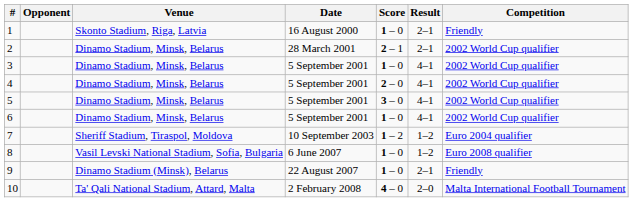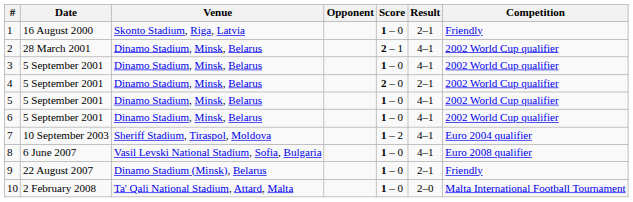columns swapped: (331, 13) <-> (47, 13)
(425, 48) 2–1 -> (425, 48) 4–1
(425, 83) 4–1 -> (425, 83) 2–1
(392, 100) 3 – 0 -> (392, 100) 1 – 0
(425, 135) 1–2 -> (425, 135) 4–1
(425, 153) 1–2 -> (425, 153) 4–1
(392, 188) 4 – 0 -> (392, 188) 1 – 0
